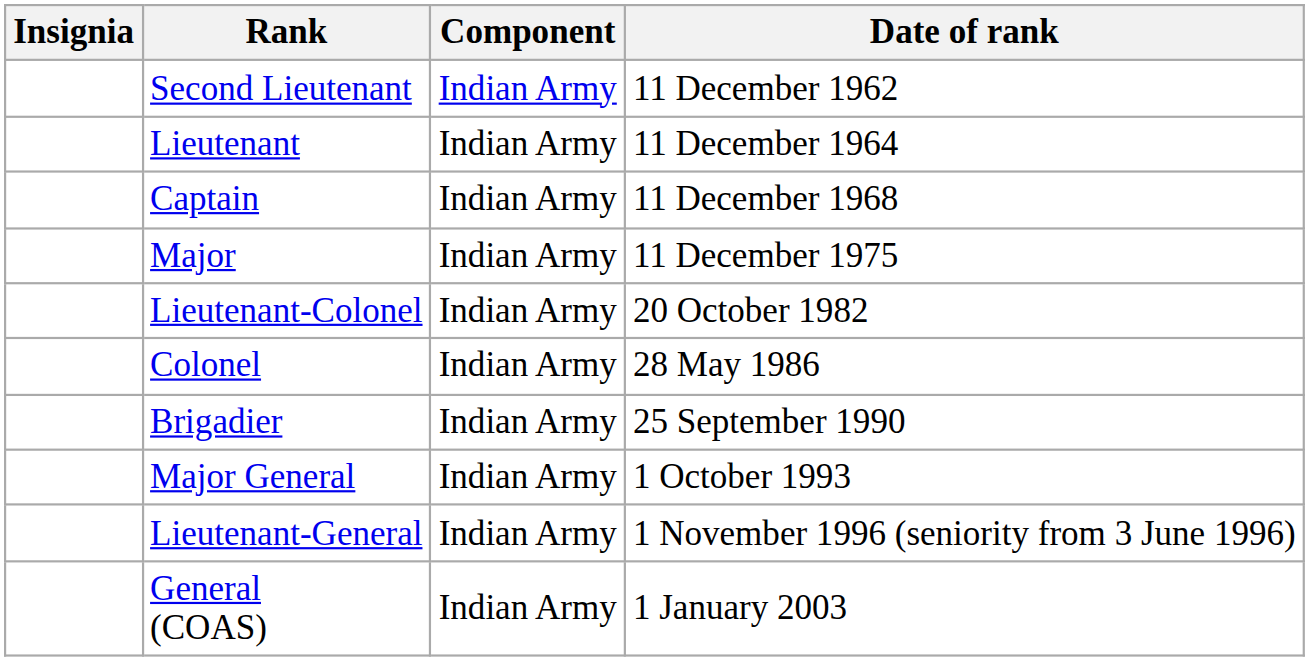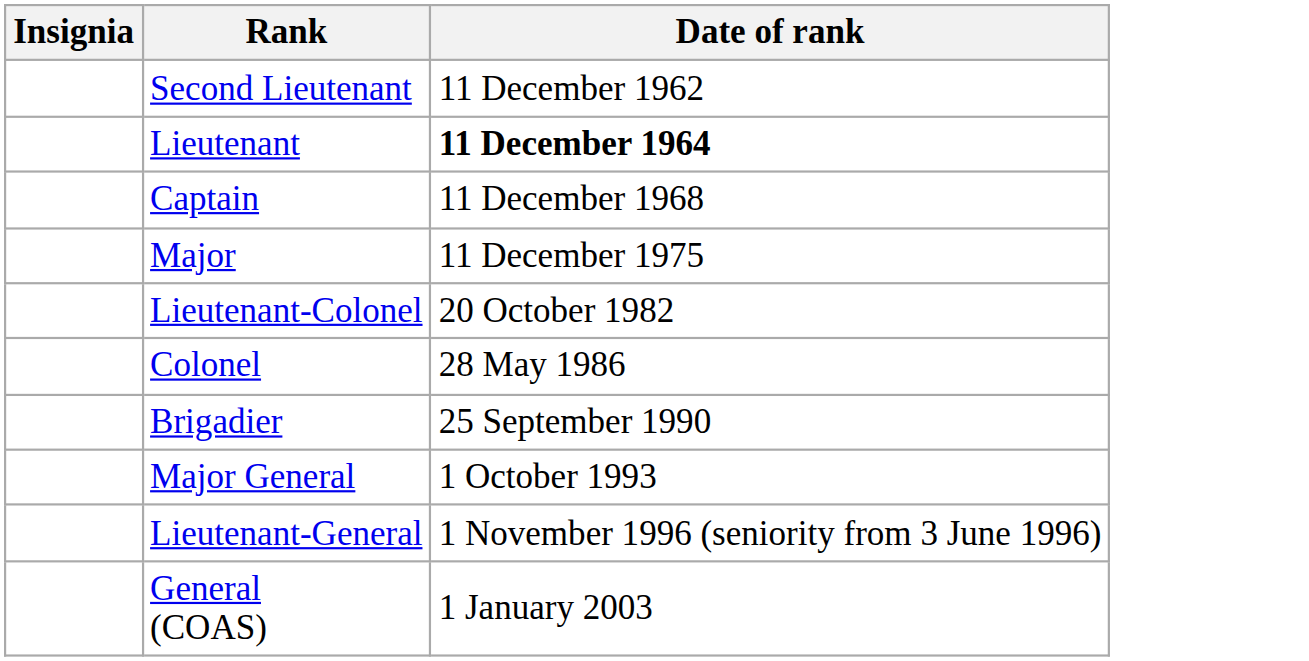- column: (528, 32)
(766, 143) normal -> (575, 143) bold
